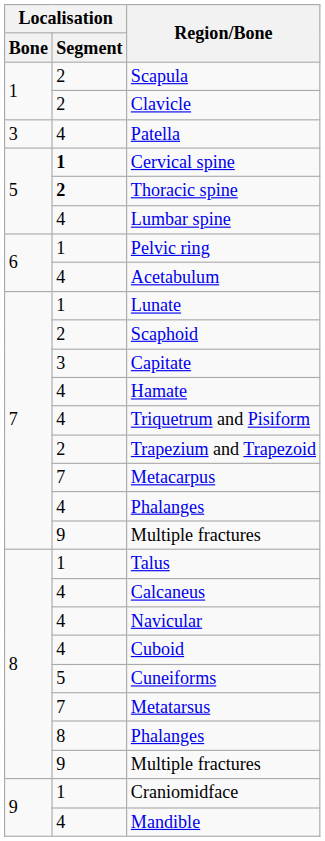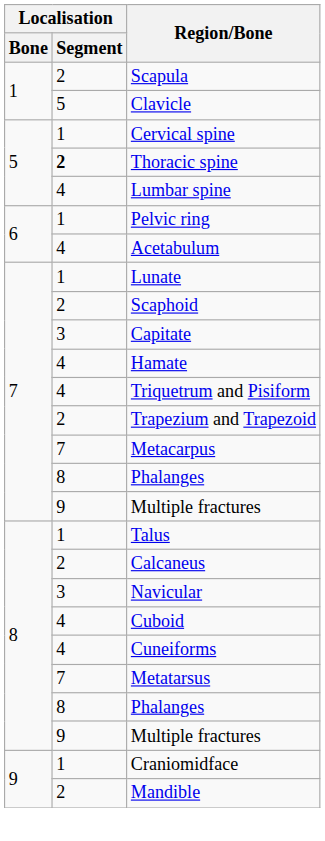(61, 104) 2 -> (61, 104) 5
- row: (13, 133)
(61, 162) bold -> (61, 133) normal
(61, 506) 4 -> (61, 477) 8
(61, 592) 4 -> (61, 563) 2
(61, 620) 4 -> (61, 592) 3
(61, 678) 5 -> (61, 649) 4
(61, 821) 4 -> (61, 793) 2
